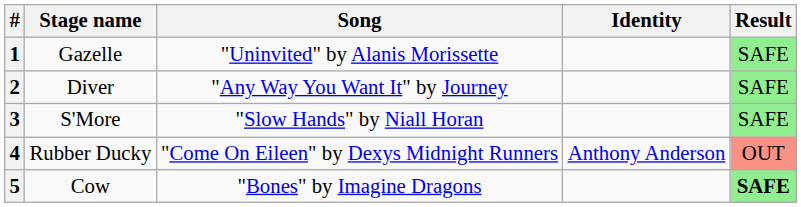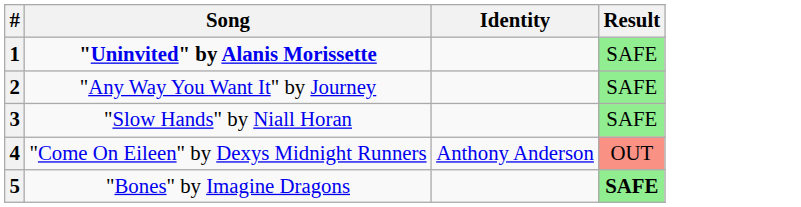- column: (90, 20)
(359, 53) normal -> (228, 53) bold
